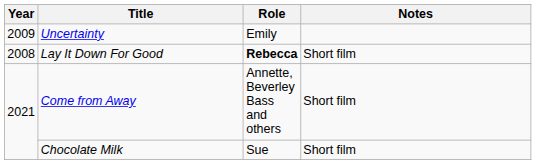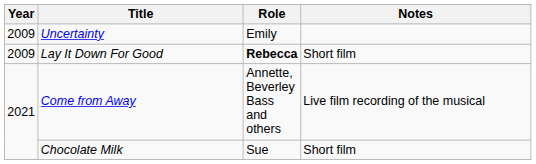(21, 53) 2008 -> (21, 53) 2009
(330, 101) Short film -> (394, 101) Live film recording of the musical
